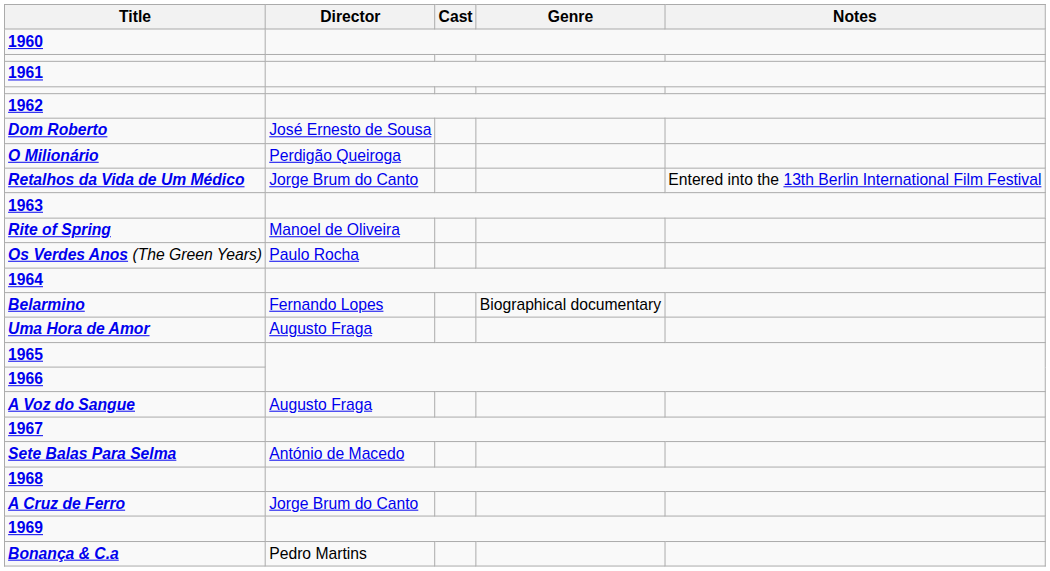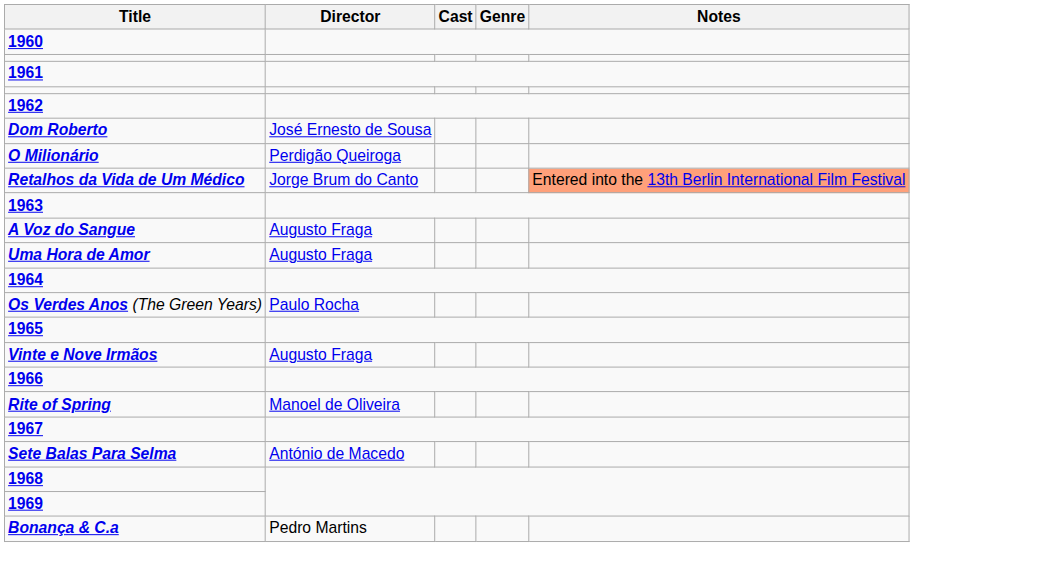(855, 180) no background -> (719, 180) lightsalmon background
rows swapped: (60, 230) <-> (72, 404)
rows swapped: (135, 255) <-> (79, 329)
- row: (46, 304)
+ row: (83, 354)
- row: (67, 503)
